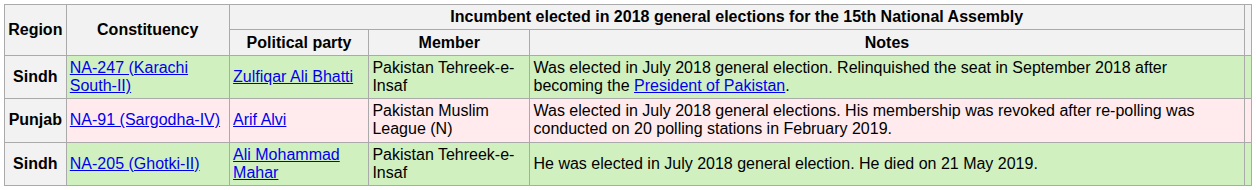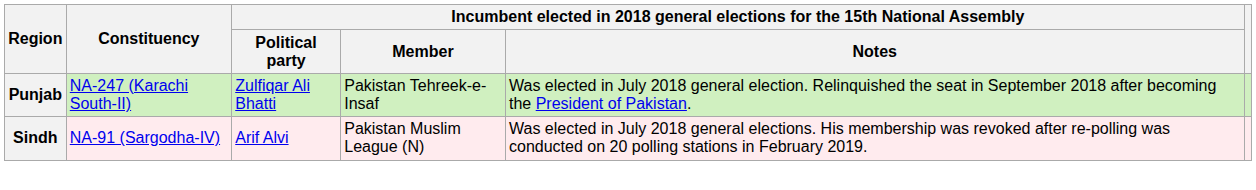(35, 76) Sindh -> (35, 94) Punjab
(35, 120) Punjab -> (35, 138) Sindh
- row: (135, 163)
